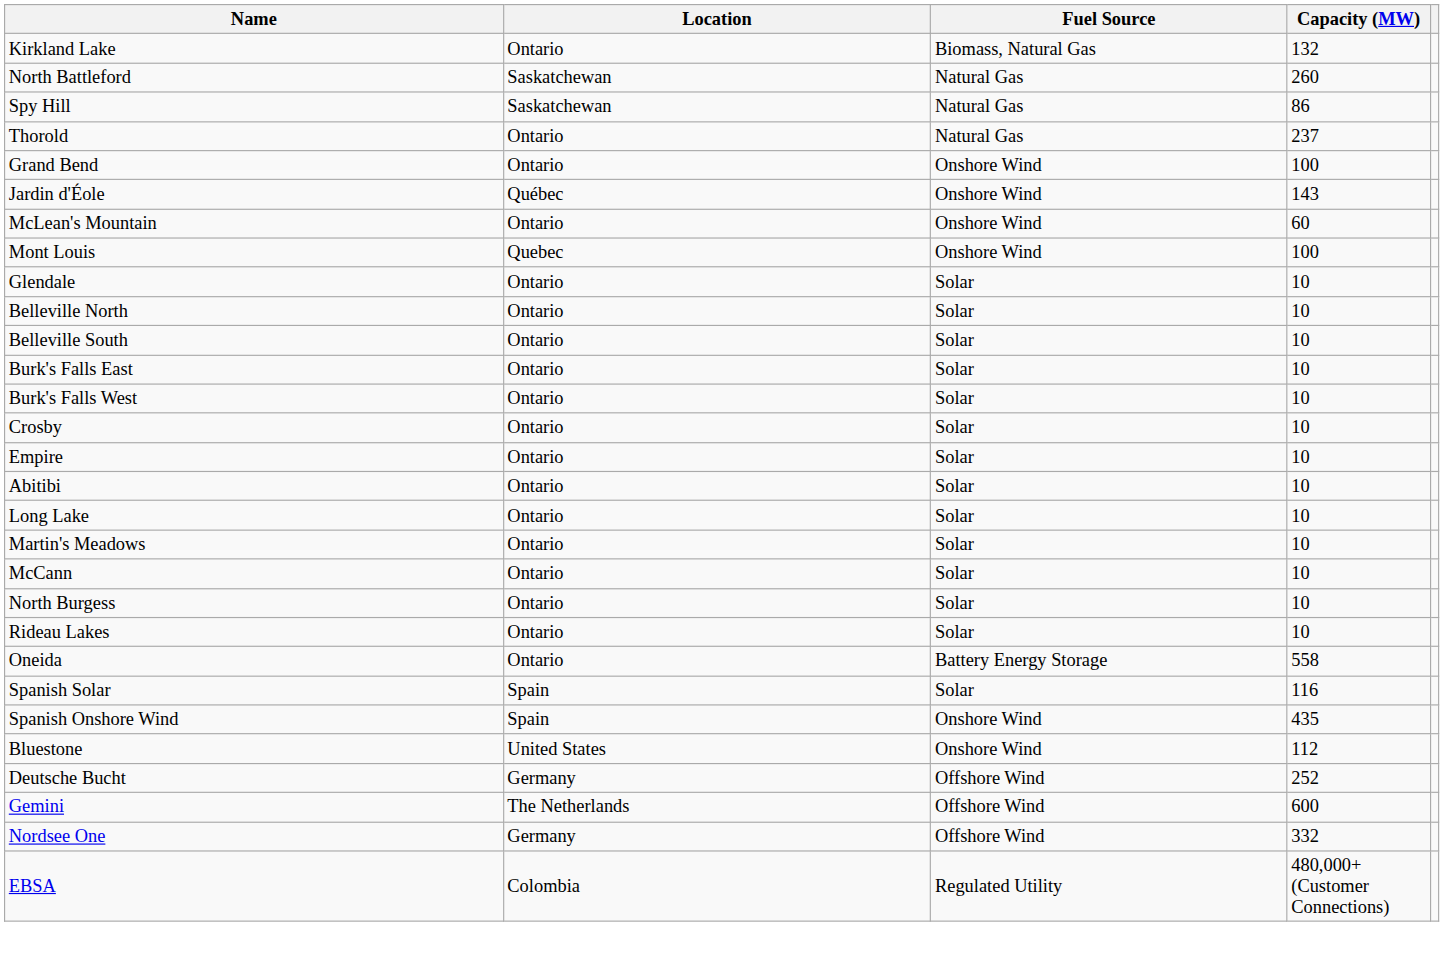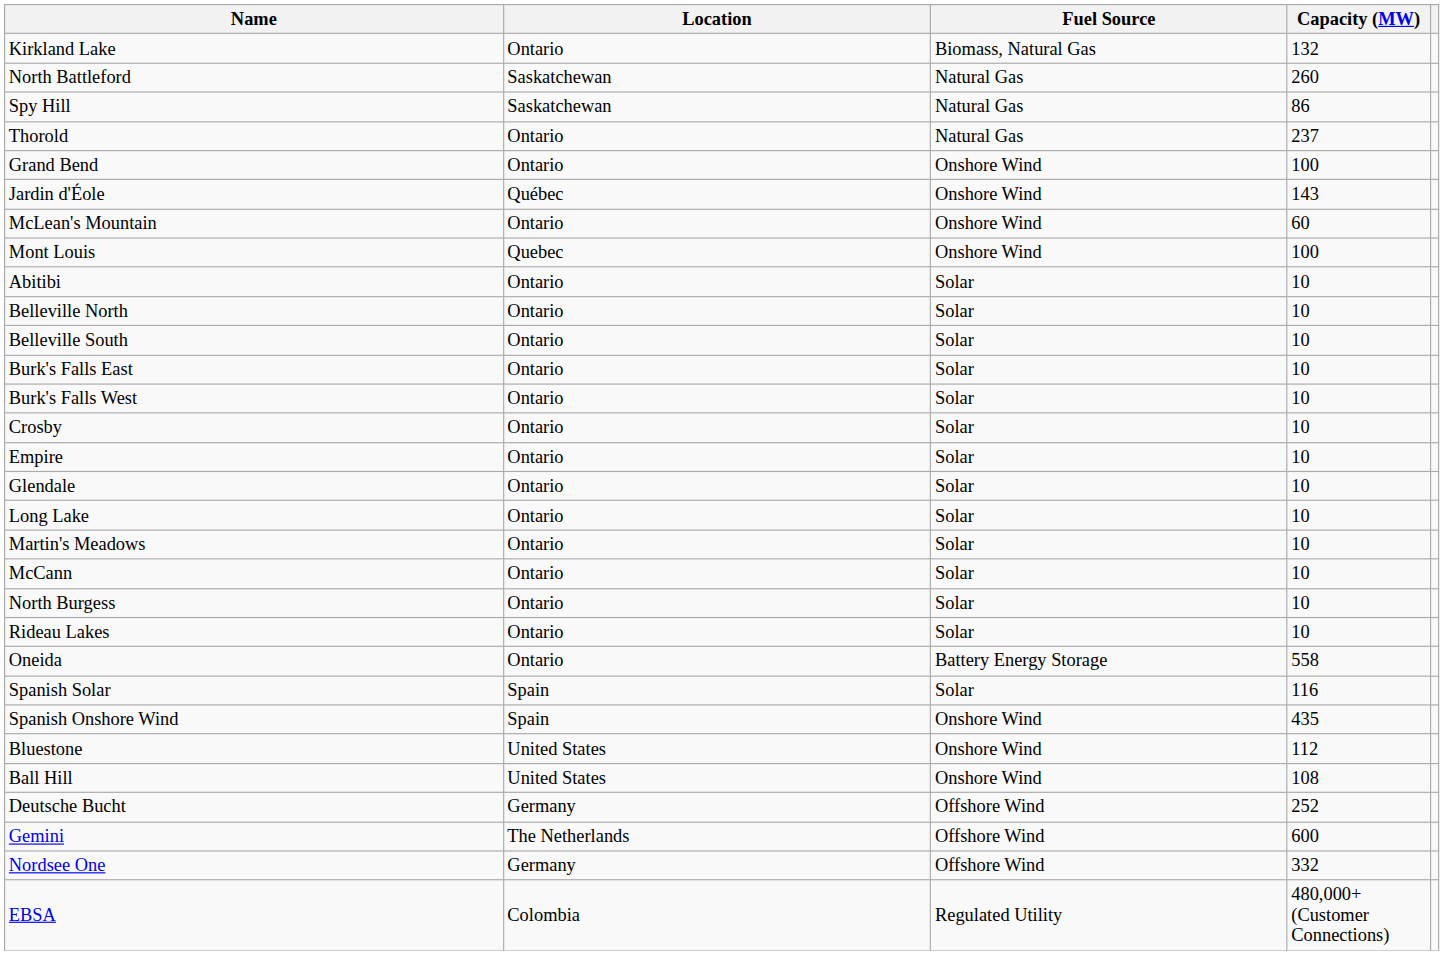rows swapped: (35, 485) <-> (42, 281)
+ row: (41, 777)
